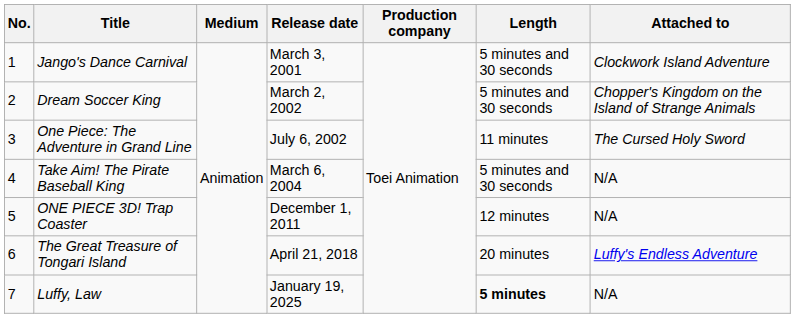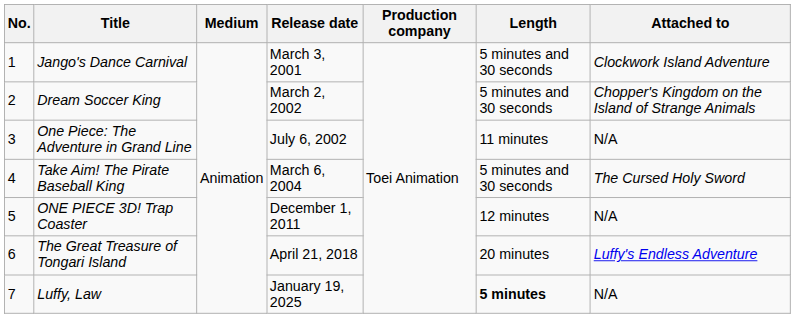(669, 139) The Cursed Holy Sword -> (606, 139) N/A
(606, 178) N/A -> (669, 178) The Cursed Holy Sword
